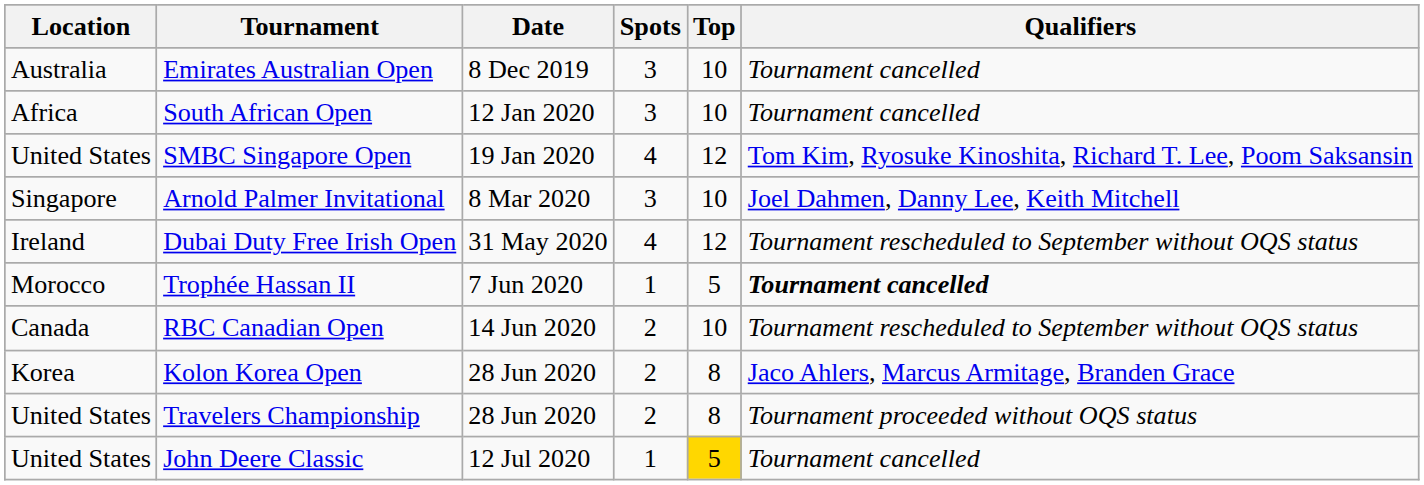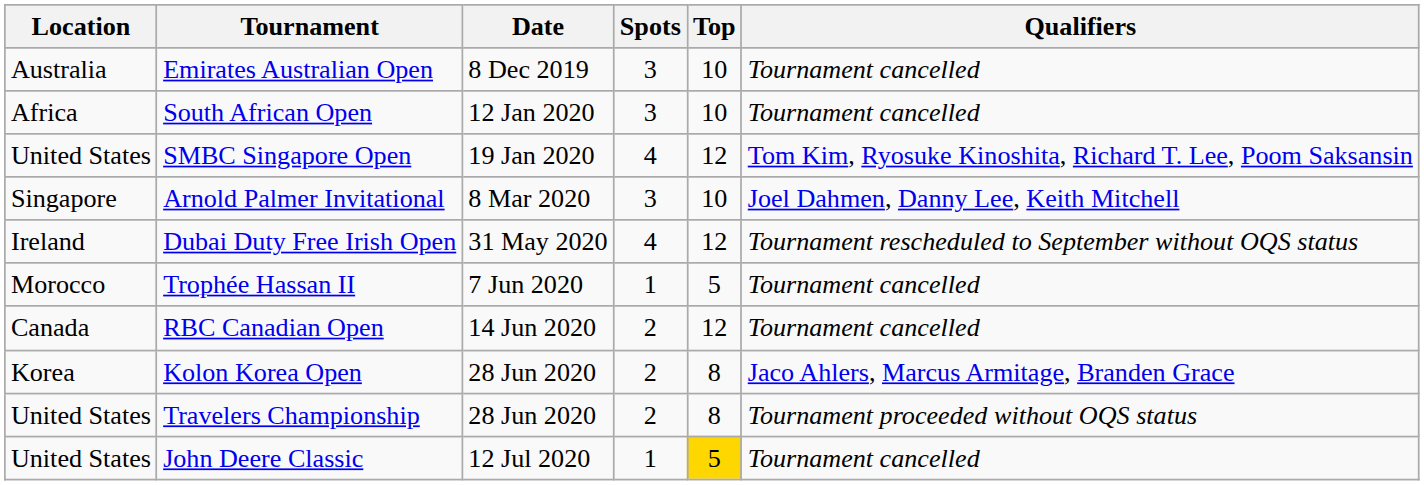(868, 284) bold -> (864, 284) normal
(714, 327) 10 -> (714, 327) 12
(1053, 327) Tournament rescheduled to September without OQS status -> (864, 327) Tournament cancelled
